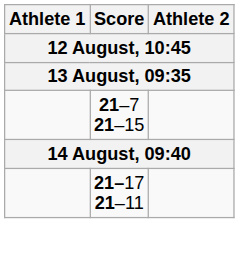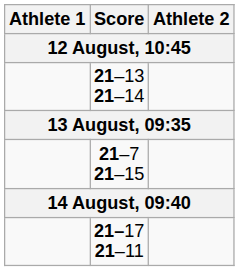+ row: (119, 87)
